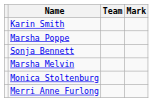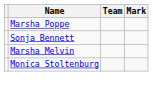- row: (37, 24)
- row: (55, 91)
